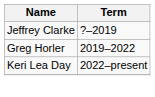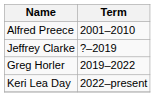+ row: (40, 30)
